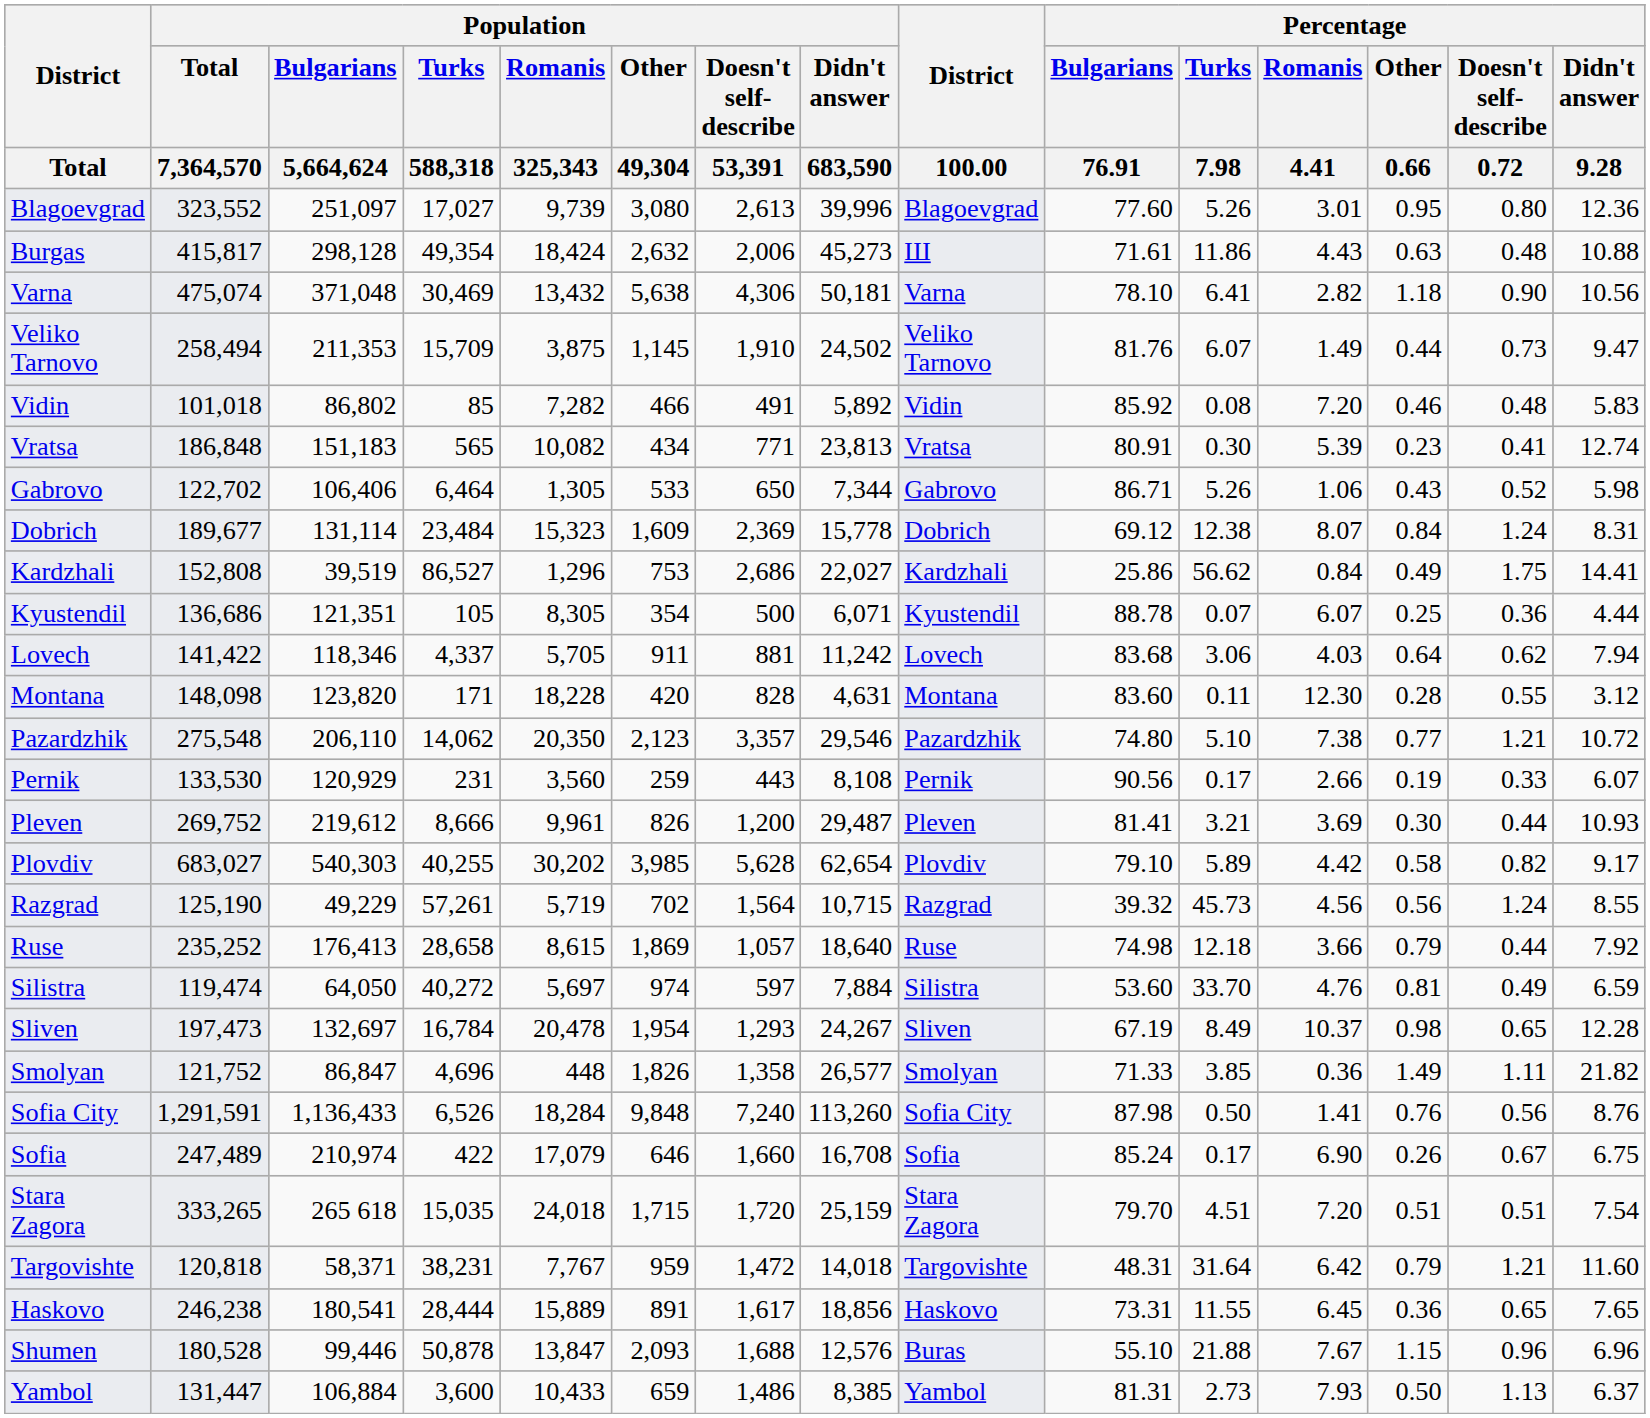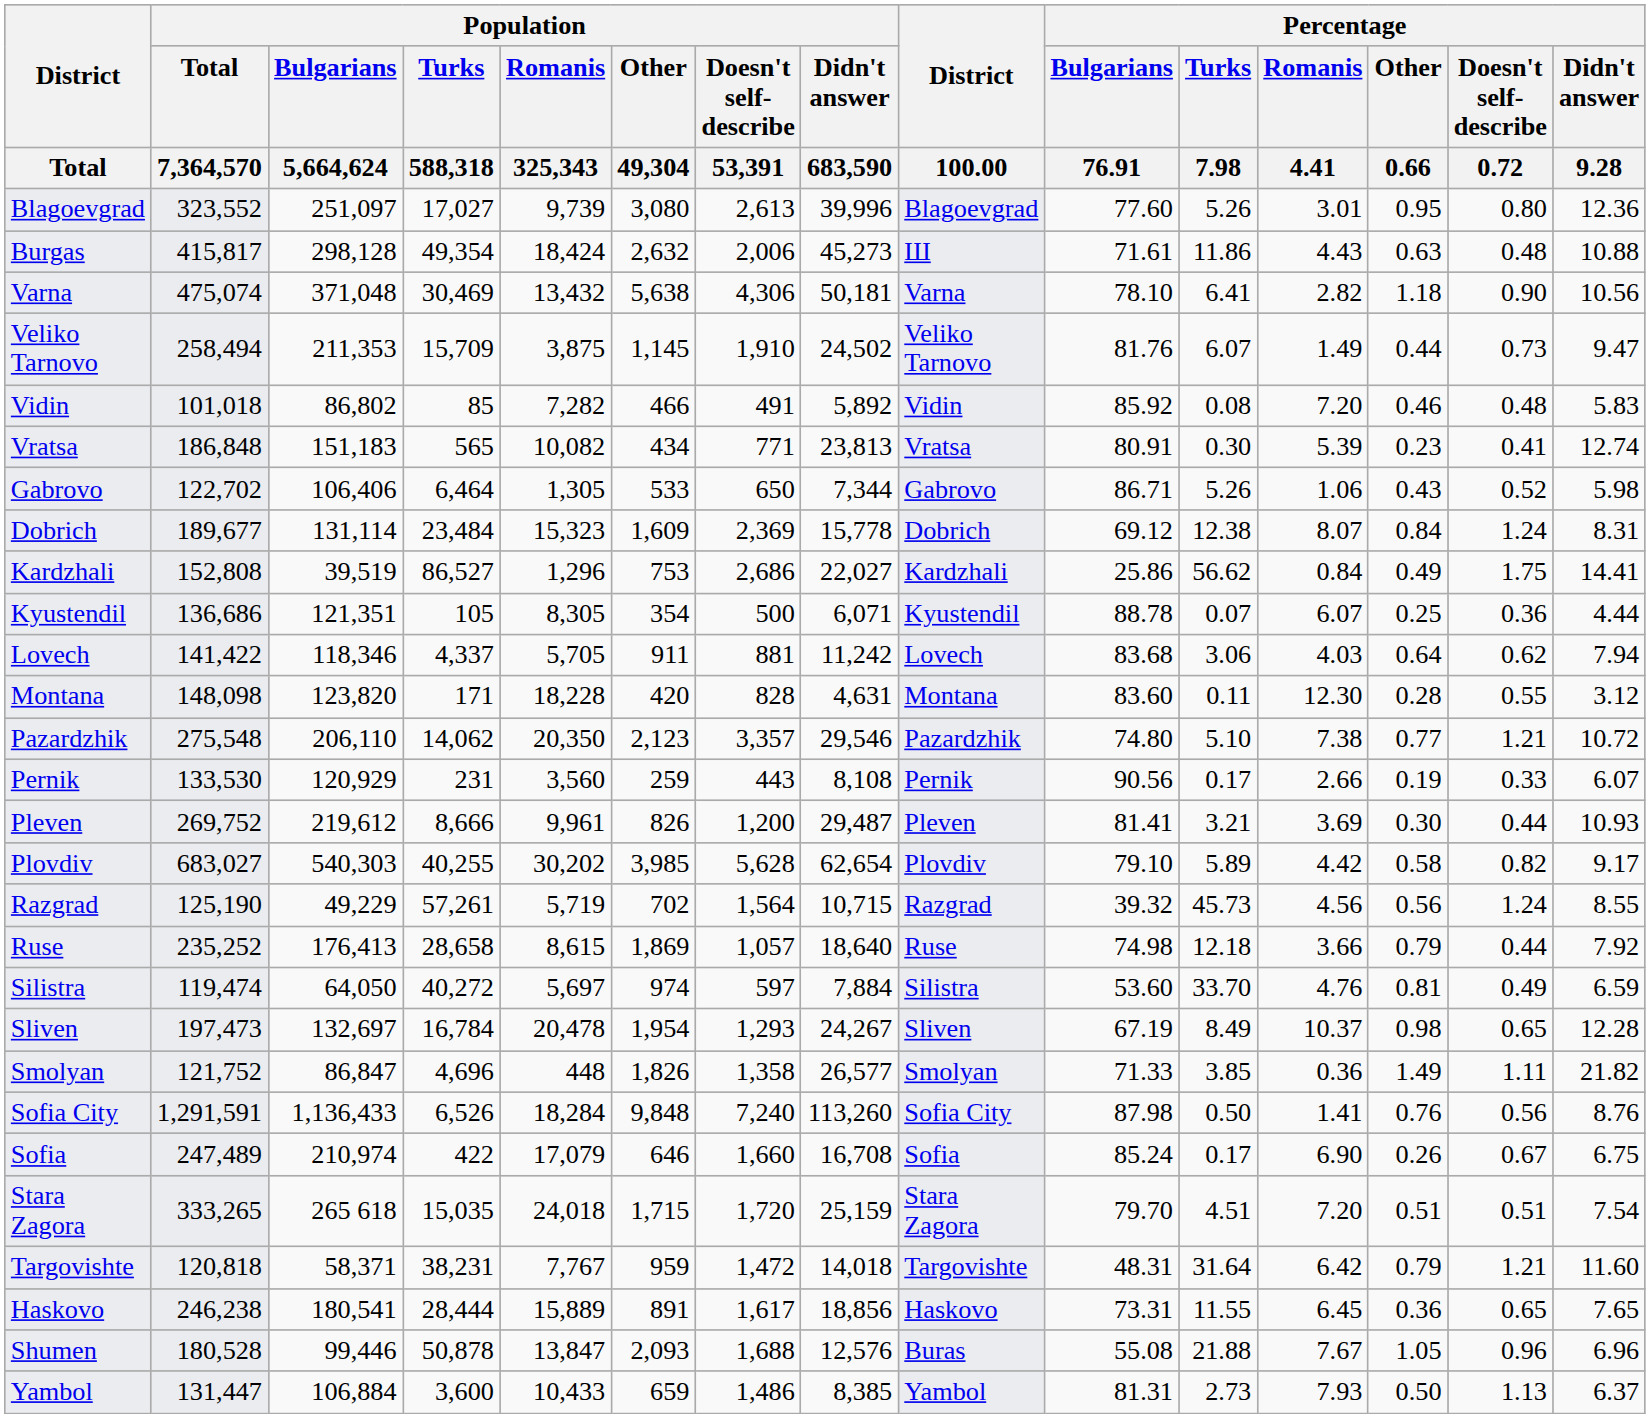(1143, 1350) 55.10 -> (1143, 1350) 55.08
(1419, 1350) 1.15 -> (1419, 1350) 1.05
